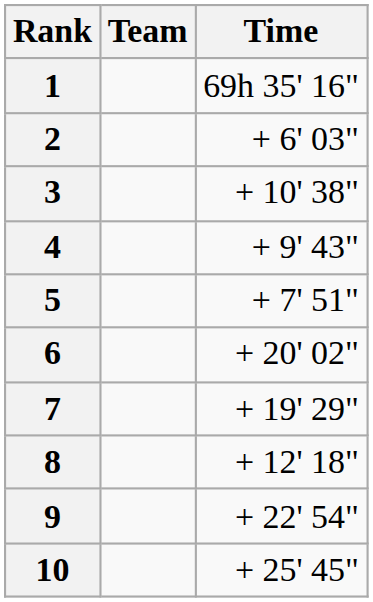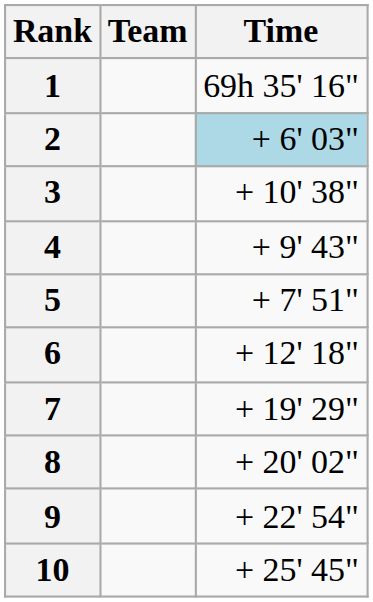(305, 138) no background -> (305, 138) lightblue background
(297, 354) + 20' 02" -> (297, 354) + 12' 18"
(297, 461) + 12' 18" -> (297, 461) + 20' 02"
